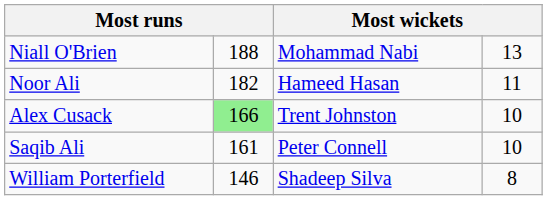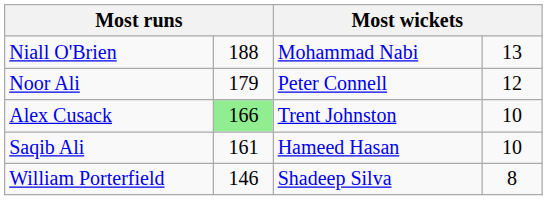(243, 83) 182 -> (243, 83) 179
(338, 83) Hameed Hasan -> (332, 83) Peter Connell
(512, 83) 11 -> (512, 83) 12
(332, 147) Peter Connell -> (338, 147) Hameed Hasan
